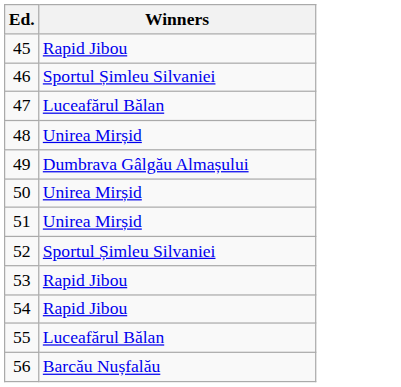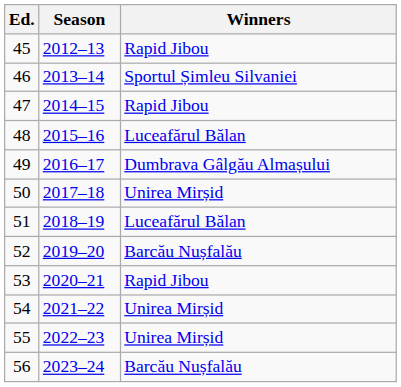+ column: (79, 19)
(104, 106) Luceafărul Bălan -> (166, 106) Rapid Jibou
(92, 135) Unirea Mirșid -> (185, 135) Luceafărul Bălan
(92, 222) Unirea Mirșid -> (185, 222) Luceafărul Bălan
(129, 251) Sportul Șimleu Silvaniei -> (183, 251) Barcău Nușfalău
(85, 309) Rapid Jibou -> (174, 309) Unirea Mirșid
(104, 338) Luceafărul Bălan -> (174, 338) Unirea Mirșid
